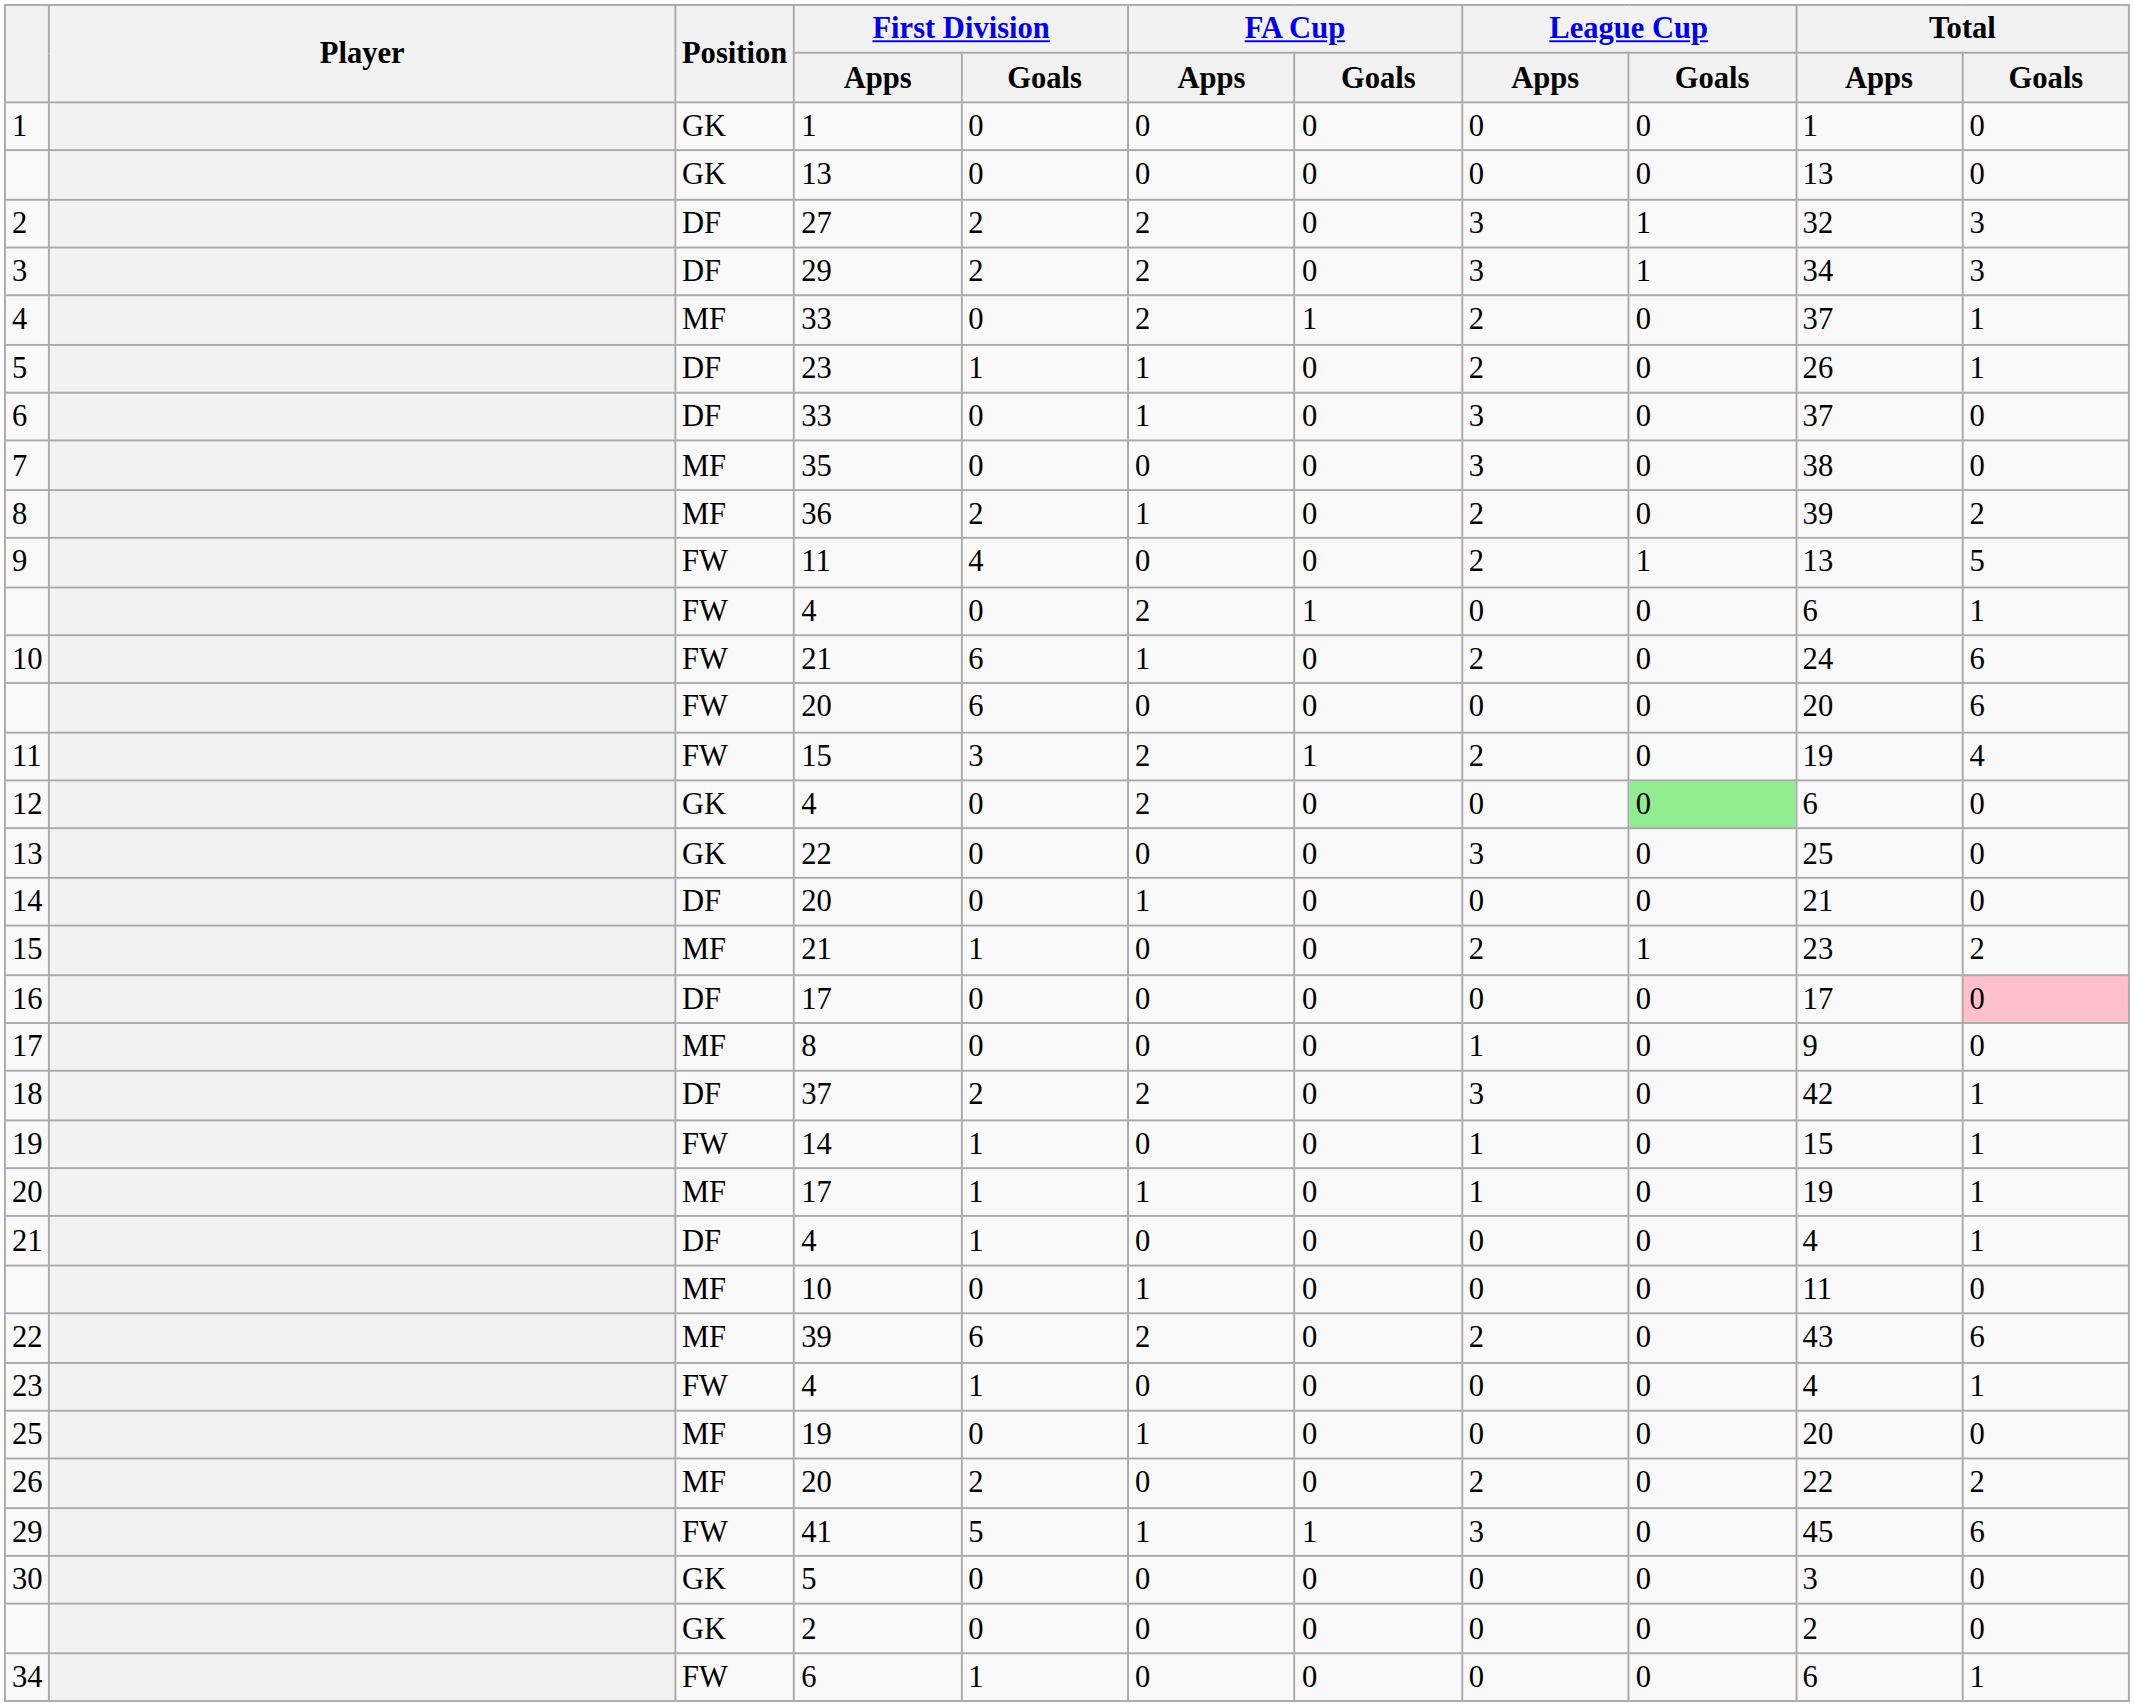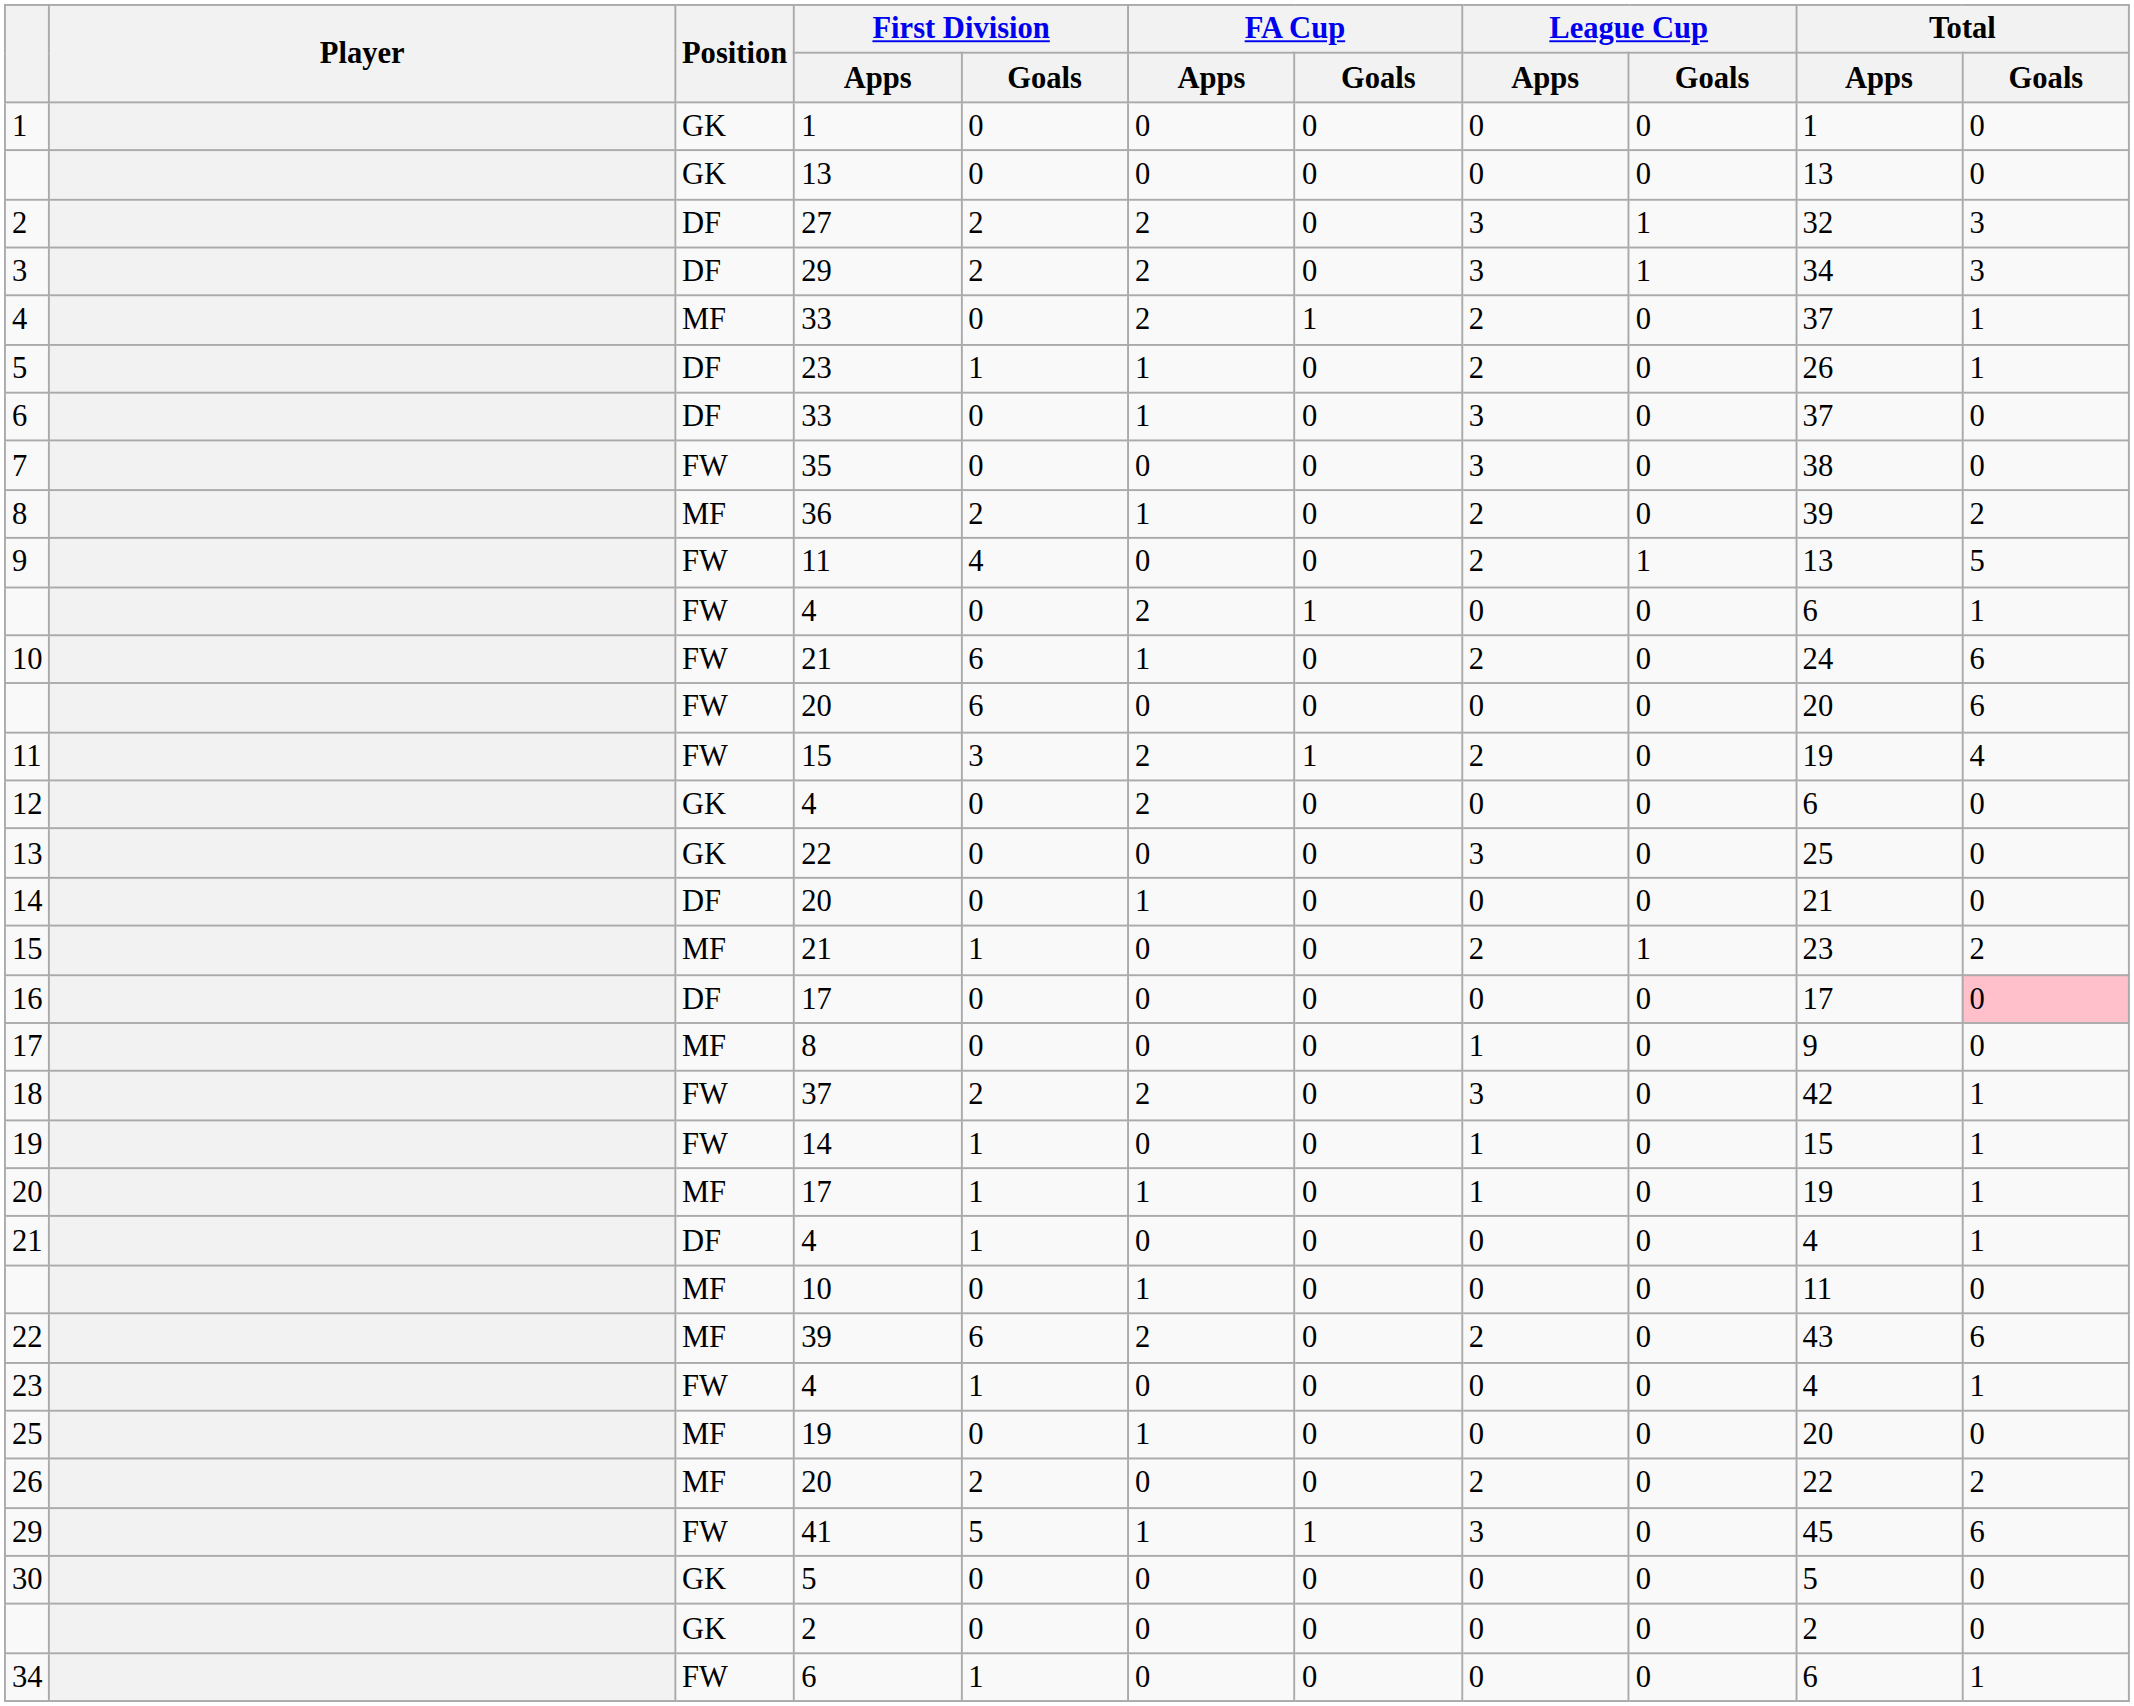(704, 464) MF -> (705, 464) FW
(1643, 804) lightgreen background -> (1643, 804) no background
(701, 1094) DF -> (705, 1094) FW
(1810, 1579) 3 -> (1810, 1579) 5
